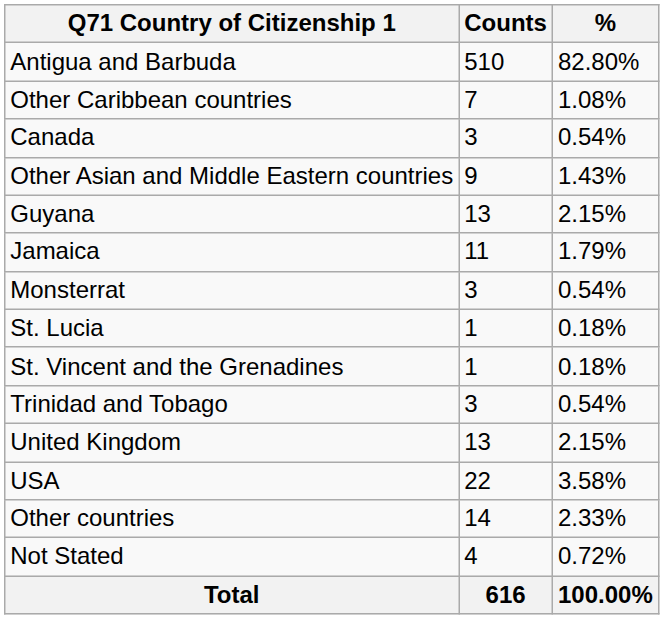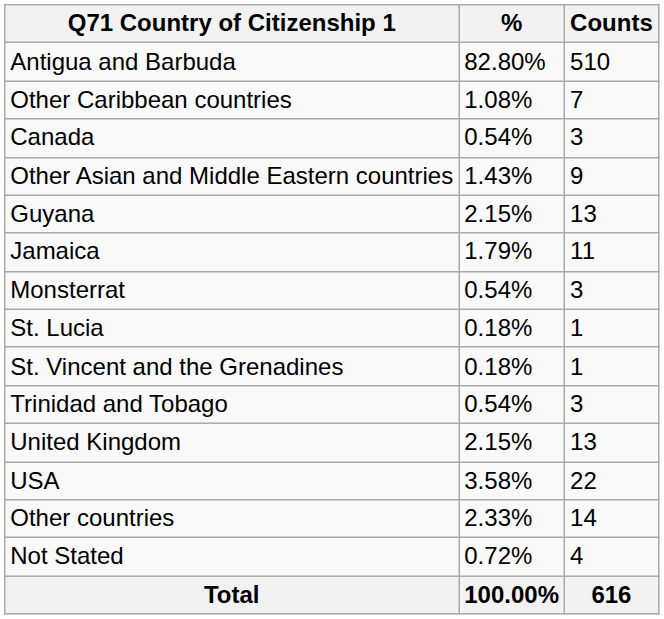columns swapped: (506, 23) <-> (605, 23)
